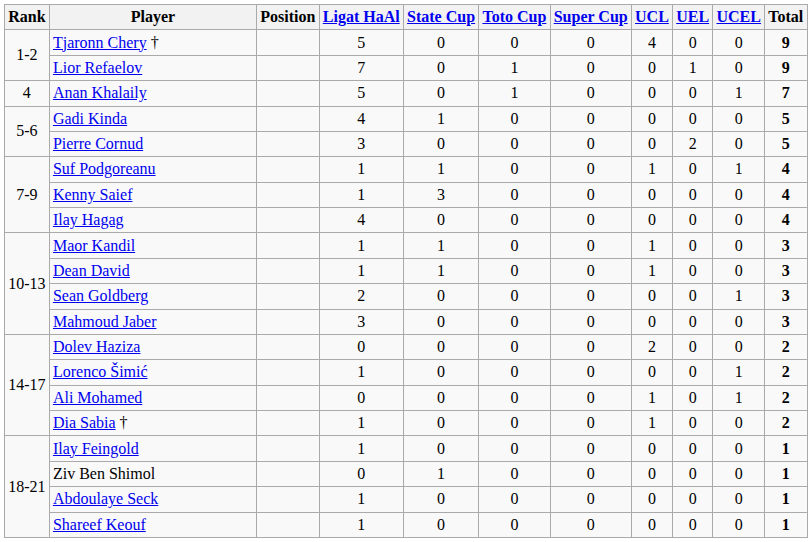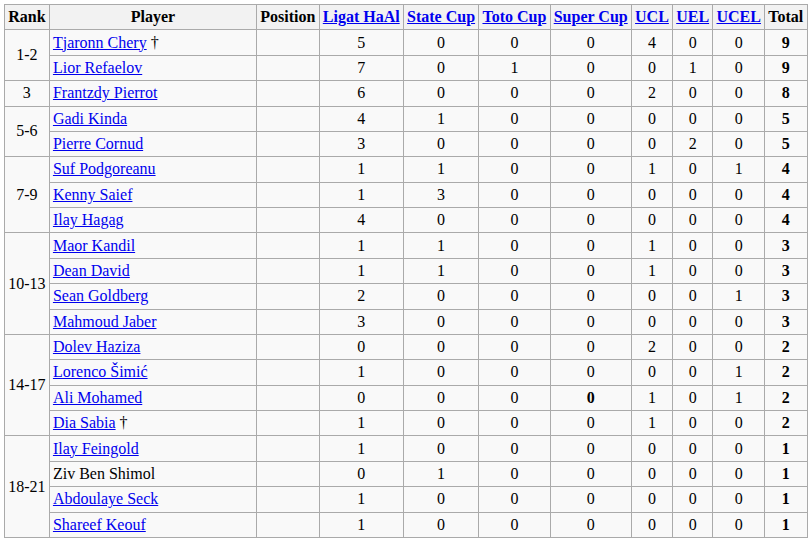+ row: (105, 93)
- row: (100, 93)
(591, 397) normal -> (591, 397) bold
